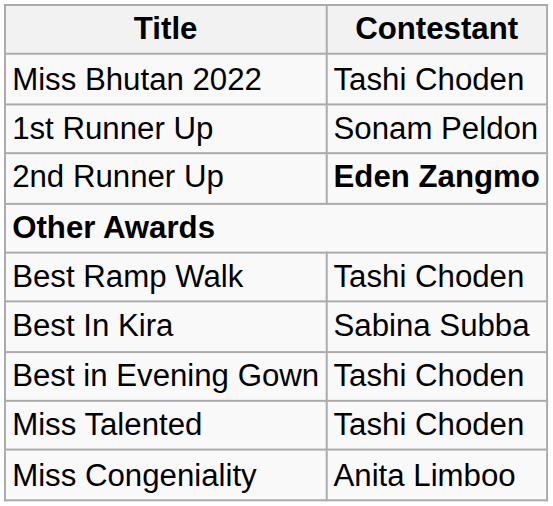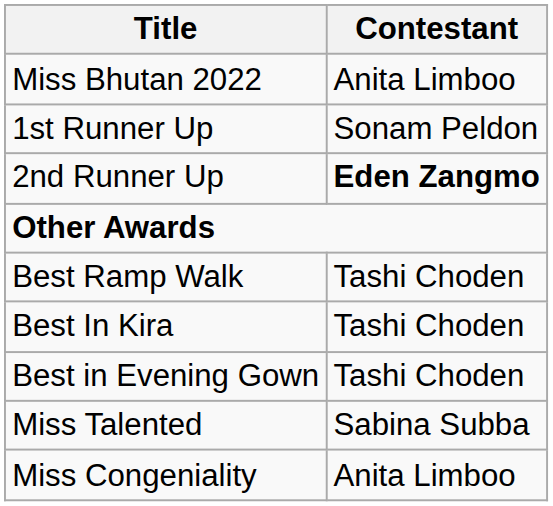(429, 78) Tashi Choden -> (425, 78) Anita Limboo
(432, 326) Sabina Subba -> (429, 326) Tashi Choden
(429, 425) Tashi Choden -> (432, 425) Sabina Subba
